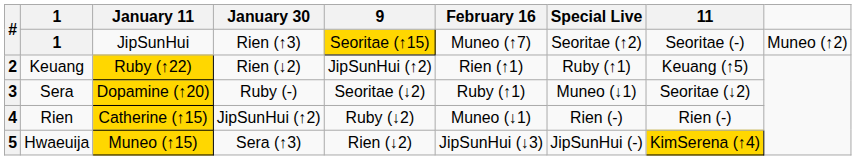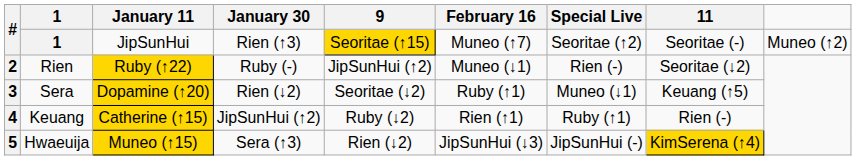(57, 67) Keuang -> (57, 67) Rien
(269, 67) Rien (↓2) -> (269, 67) Ruby (-)
(491, 67) Rien (↑1) -> (491, 67) Muneo (↓1)
(596, 67) Ruby (↑1) -> (596, 67) Rien (-)
(705, 67) Keuang (↑5) -> (705, 67) Seoritae (↓2)
(269, 92) Ruby (-) -> (269, 92) Rien (↓2)
(705, 92) Seoritae (↓2) -> (705, 92) Keuang (↑5)
(57, 117) Rien -> (57, 117) Keuang
(491, 117) Muneo (↓1) -> (491, 117) Rien (↑1)
(596, 117) Rien (-) -> (596, 117) Ruby (↑1)
